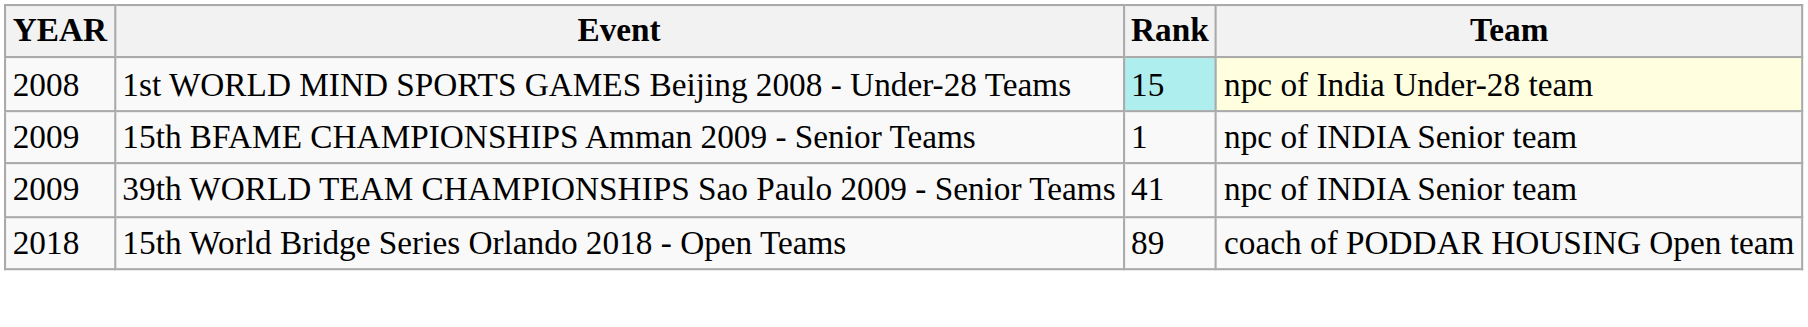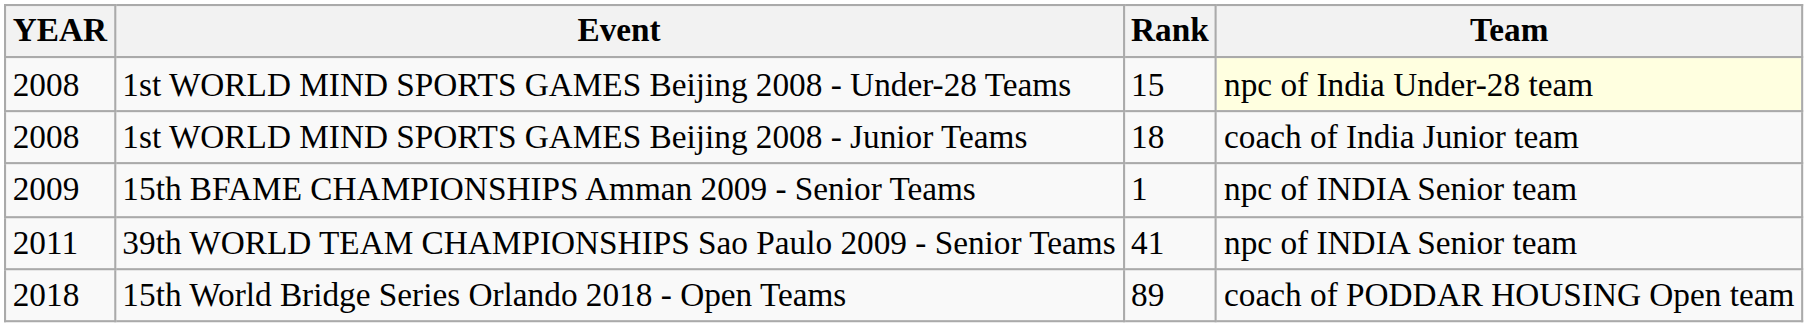(1148, 83) paleturquoise background -> (1148, 83) no background
+ row: (575, 136)
(46, 189) 2009 -> (45, 242) 2011
